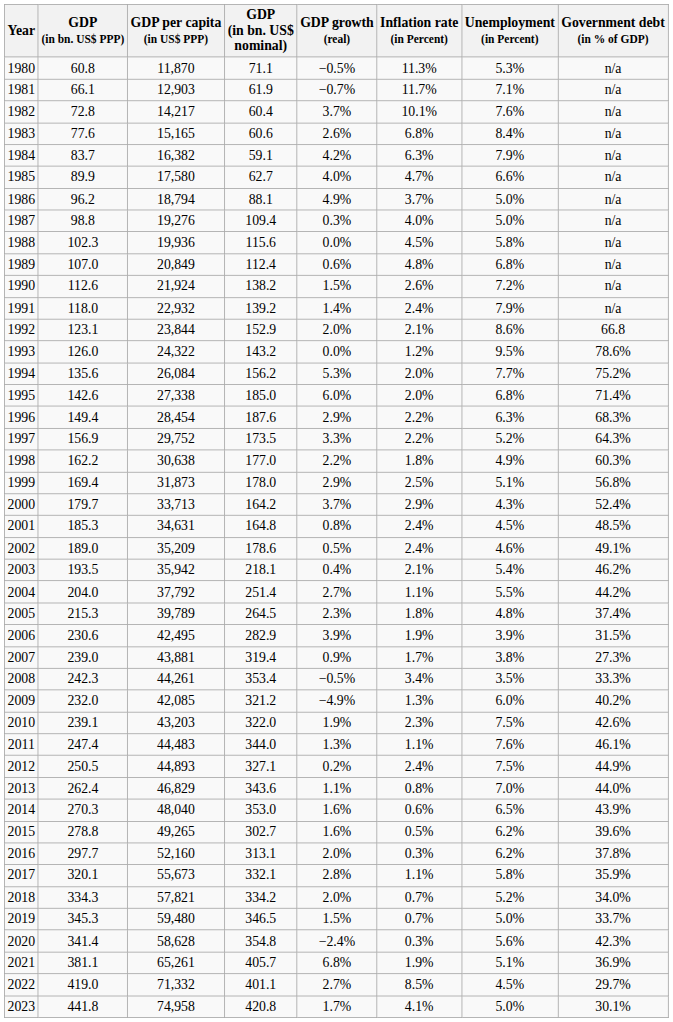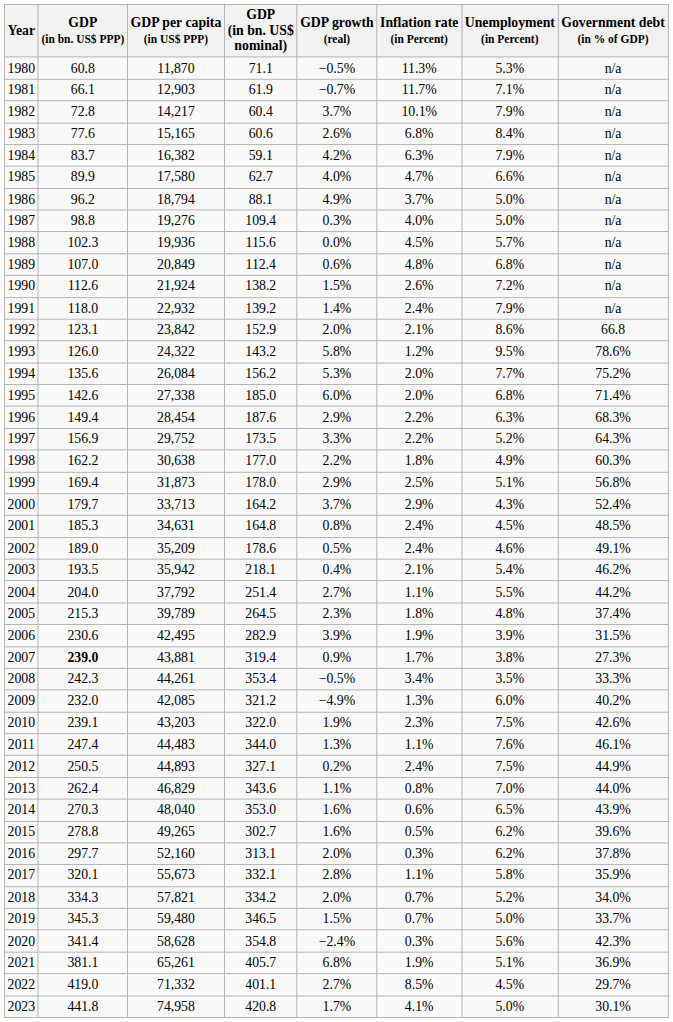(510, 111) 7.6% -> (510, 111) 7.9%
(510, 242) 5.8% -> (510, 242) 5.7%
(176, 330) 23,844 -> (176, 330) 23,842
(337, 351) 0.0% -> (337, 351) 5.8%
(83, 657) normal -> (83, 657) bold
